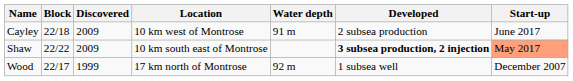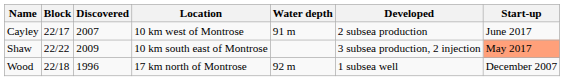(57, 31) 22/18 -> (57, 31) 22/17
(88, 31) 2009 -> (88, 31) 2007
(413, 48) bold -> (409, 48) normal
(57, 66) 22/17 -> (57, 66) 22/18
(88, 66) 1999 -> (88, 66) 1996
